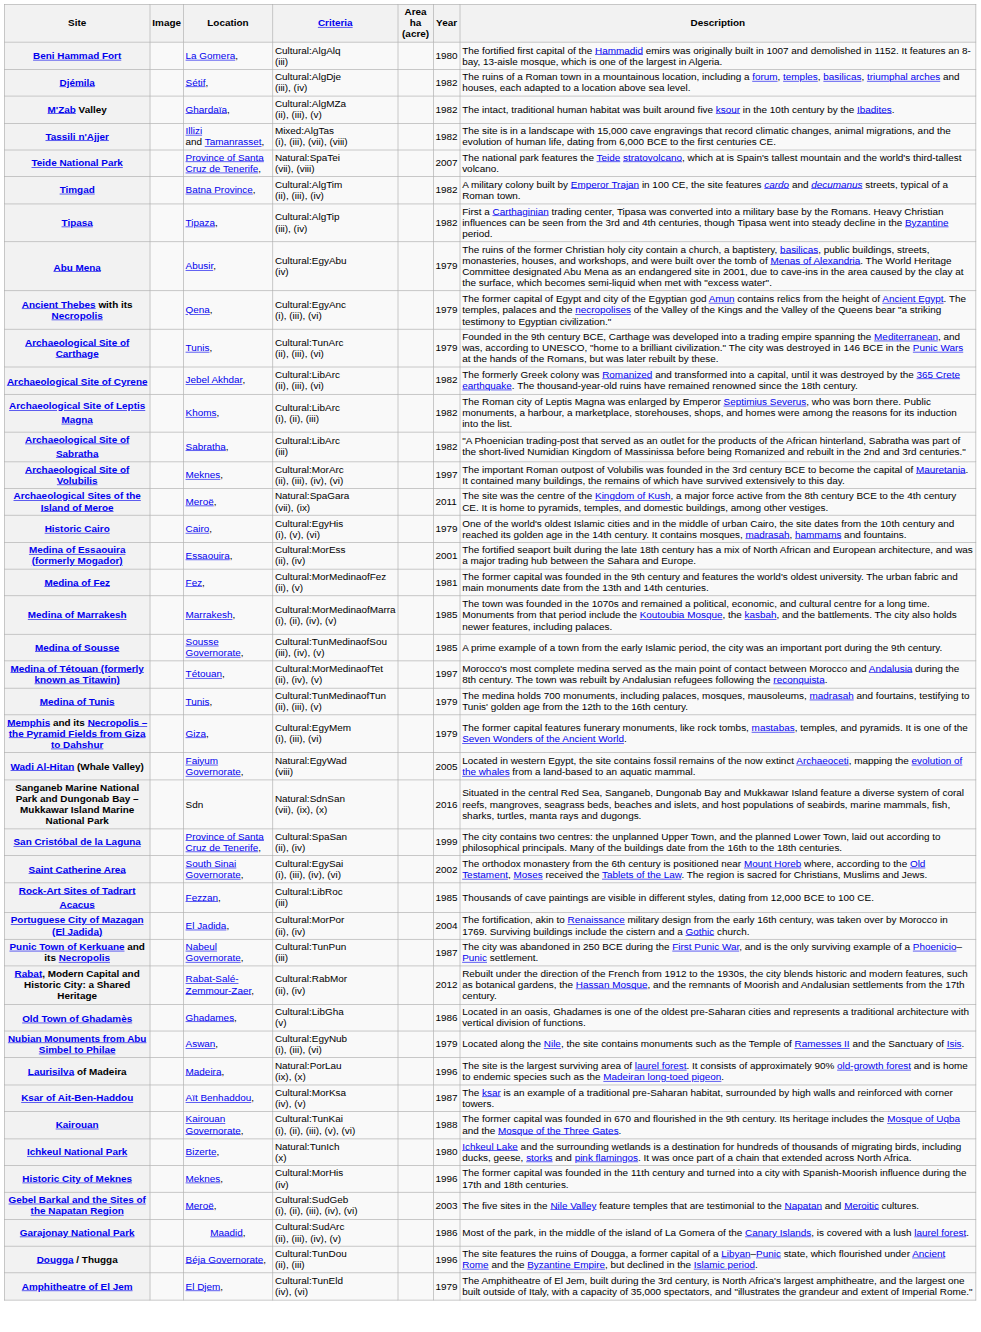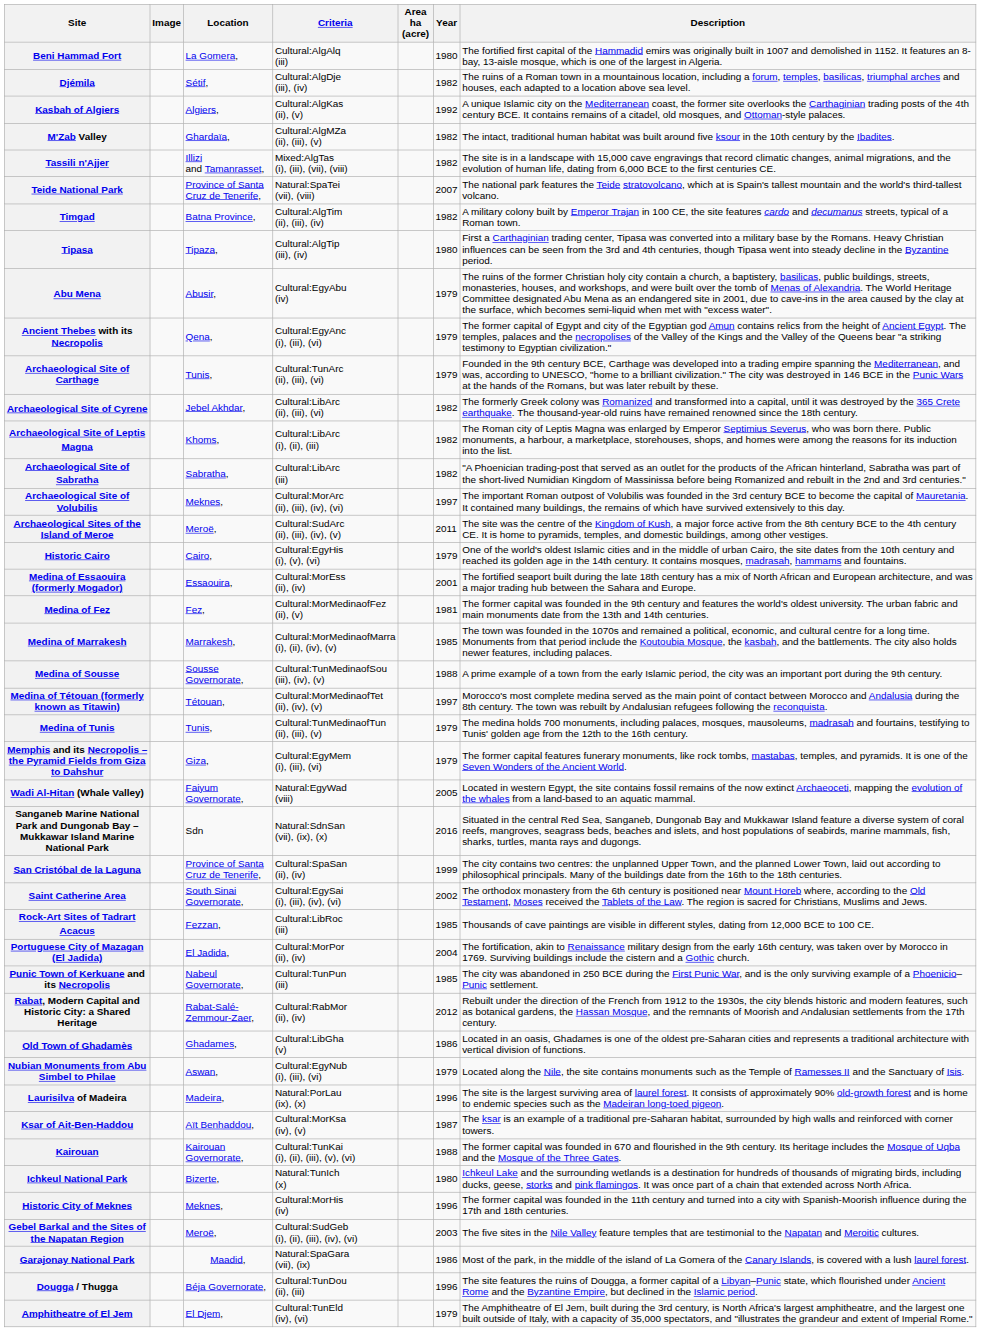+ row: (77, 109)
(447, 222) 1982 -> (447, 249) 1980
(312, 502) Natural:SpaGara (vii), (ix) -> (310, 529) Cultural:SudArc (ii), (iii), (iv), (v)
(447, 647) 1985 -> (447, 674) 1988
(447, 952) 1987 -> (447, 979) 1985
(310, 1232) Cultural:SudArc (ii), (iii), (iv), (v) -> (312, 1259) Natural:SpaGara (vii), (ix)
